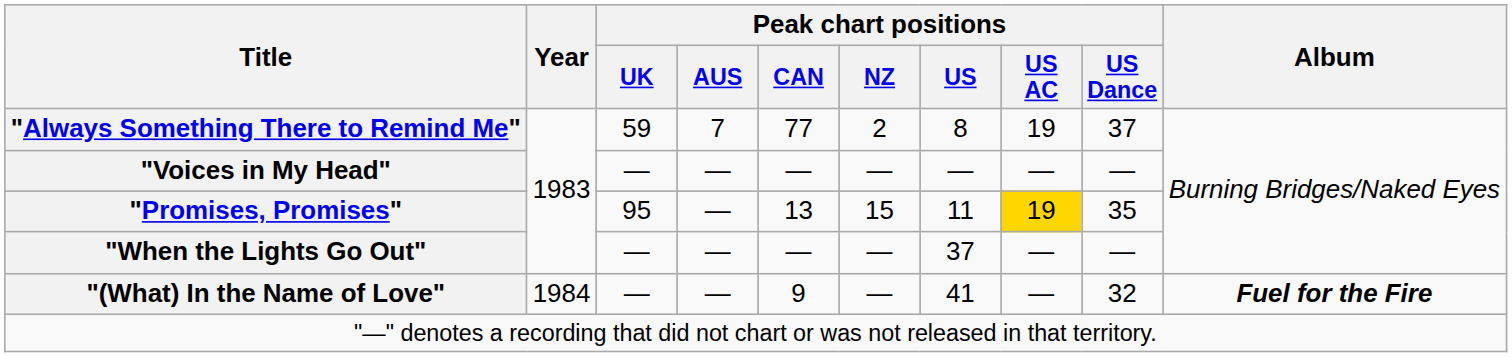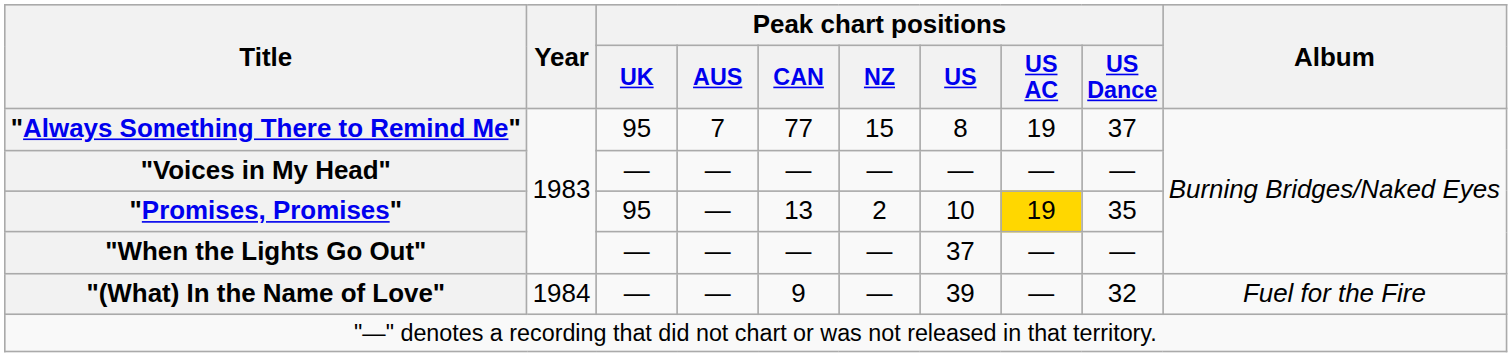(637, 128) 59 -> (637, 128) 95
(879, 128) 2 -> (879, 128) 15
(879, 211) 15 -> (879, 211) 2
(960, 211) 11 -> (960, 211) 10
(960, 293) 41 -> (960, 293) 39
(1334, 293) bold -> (1334, 293) normal
